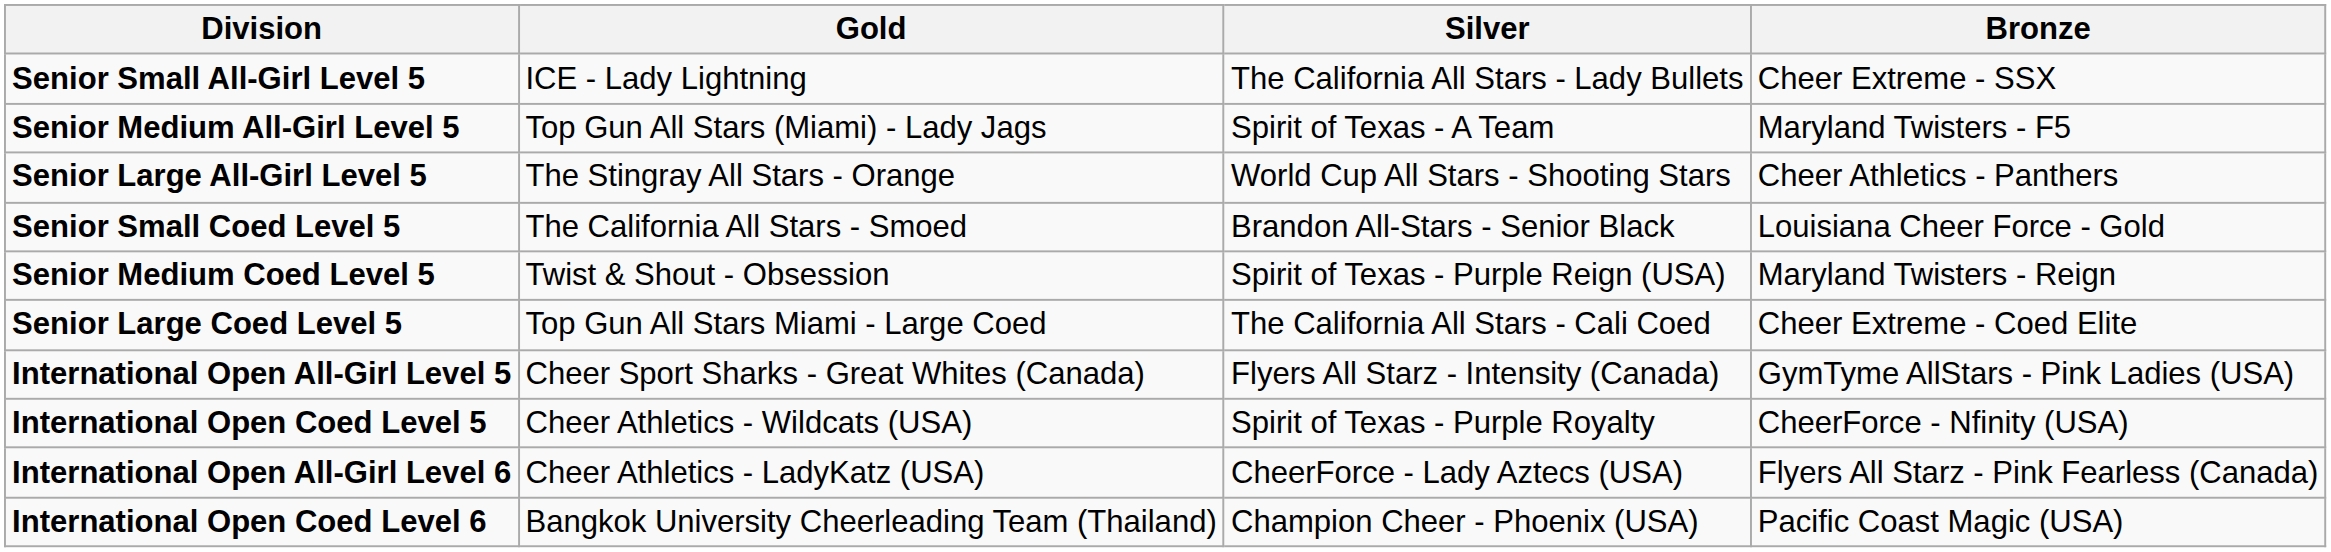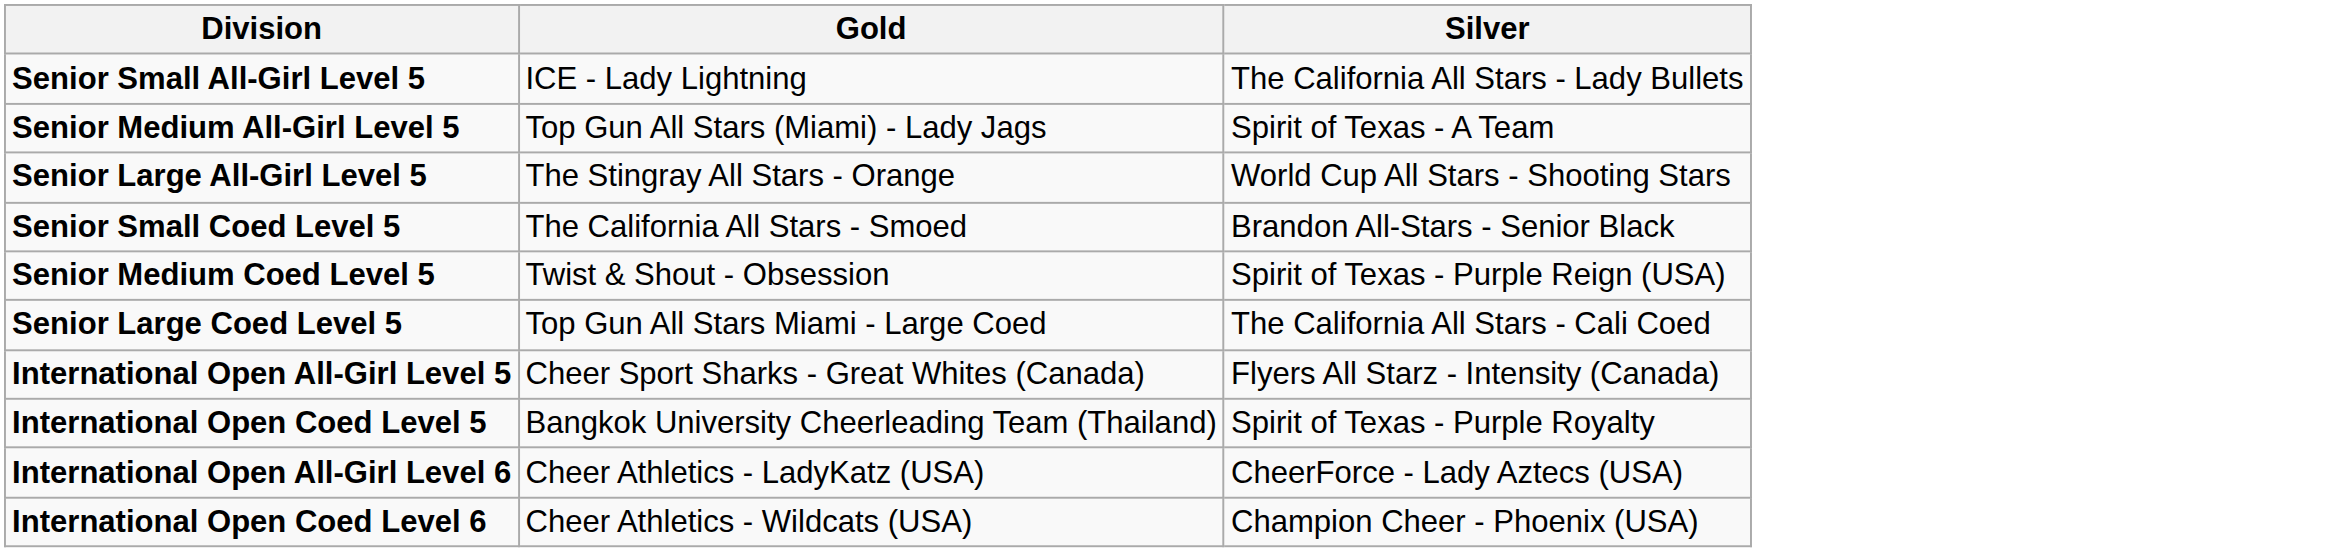- column: (2038, 29)
(749, 422) Cheer Athletics - Wildcats (USA) -> (871, 422) Bangkok University Cheerleading Team (Thailand)
(871, 521) Bangkok University Cheerleading Team (Thailand) -> (749, 521) Cheer Athletics - Wildcats (USA)
